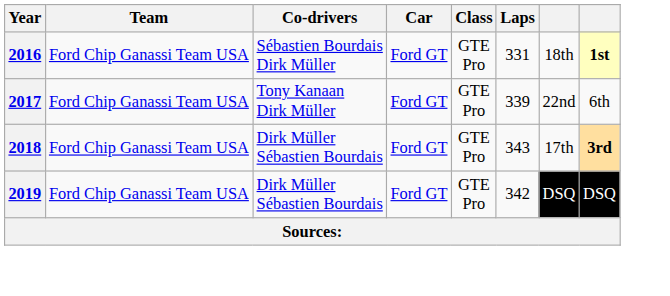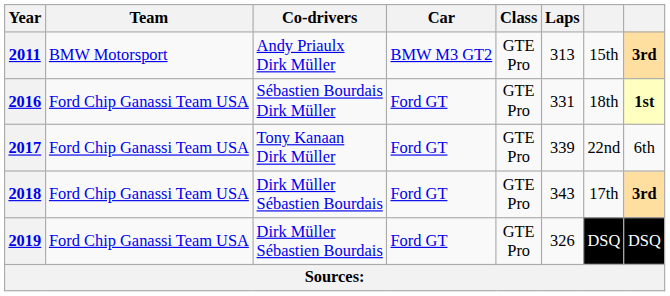+ row: (25, 55)
(518, 194) 342 -> (562, 241) 326
